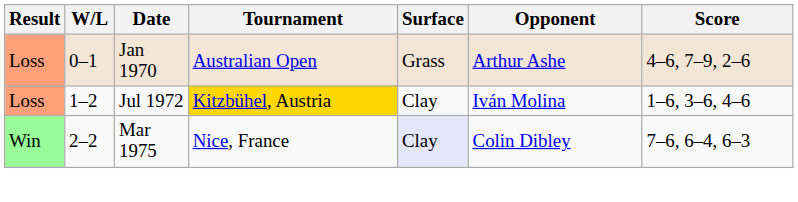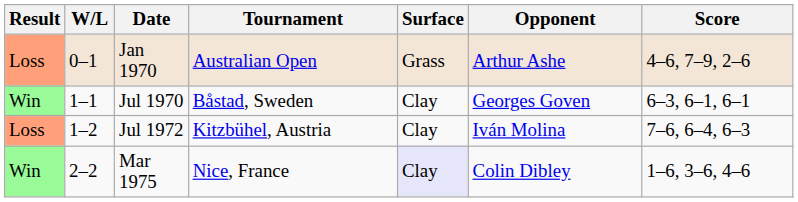+ row: (151, 100)
(262, 100) gold background -> (262, 130) no background
(698, 100) 1–6, 3–6, 4–6 -> (698, 130) 7–6, 6–4, 6–3
(698, 141) 7–6, 6–4, 6–3 -> (698, 171) 1–6, 3–6, 4–6
